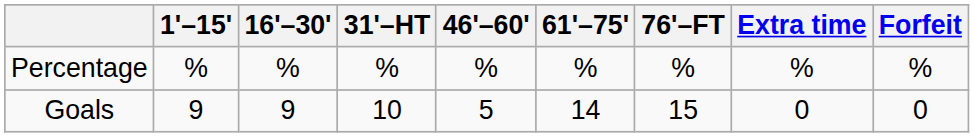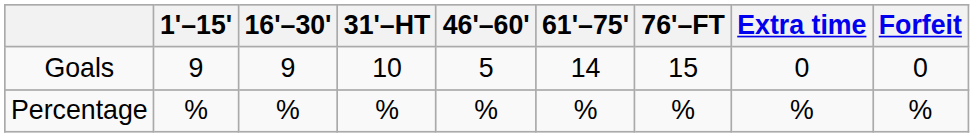rows swapped: (79, 110) <-> (79, 68)
